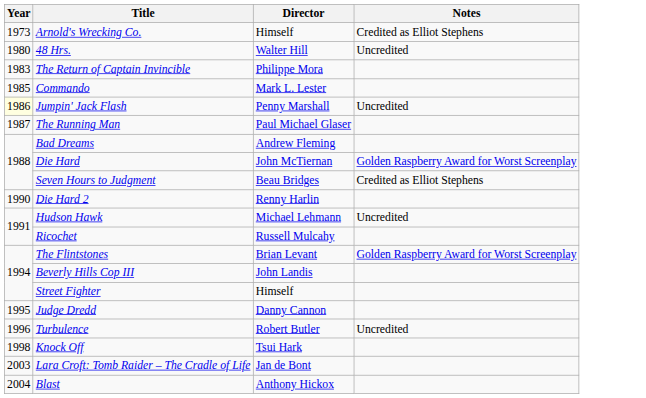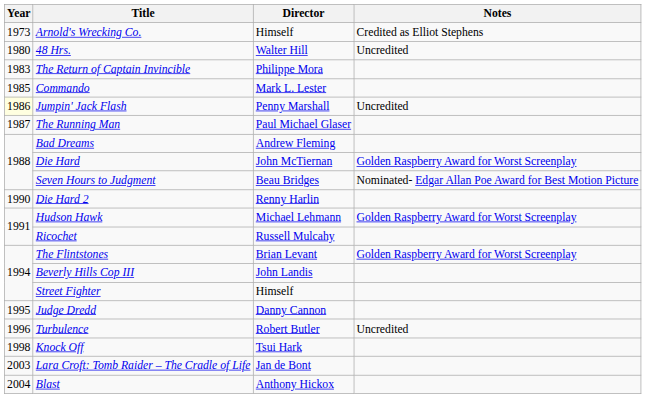(420, 180) Credited as Elliot Stephens -> (497, 180) Nominated- Edgar Allan Poe Award for Best Motion Picture
(382, 217) Uncredited -> (467, 217) Golden Raspberry Award for Worst Screenplay
